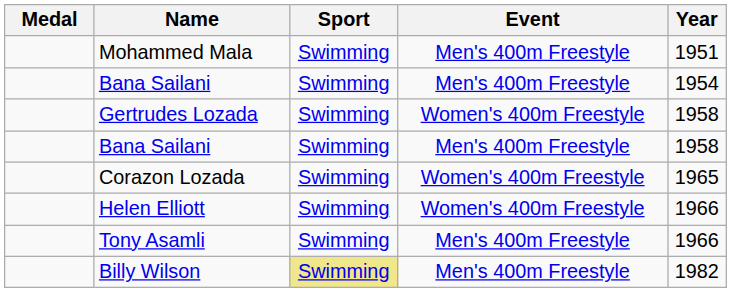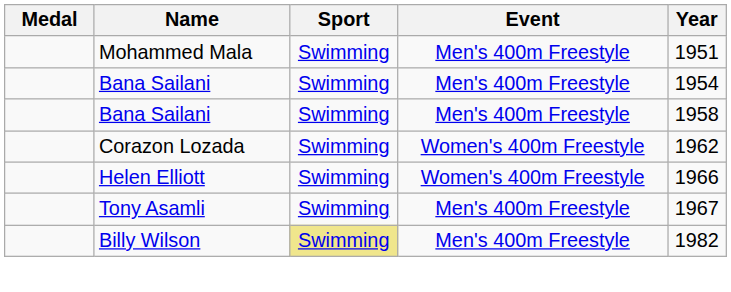- row: (178, 114)
(697, 177) 1965 -> (697, 146) 1962
(697, 240) 1966 -> (697, 209) 1967
